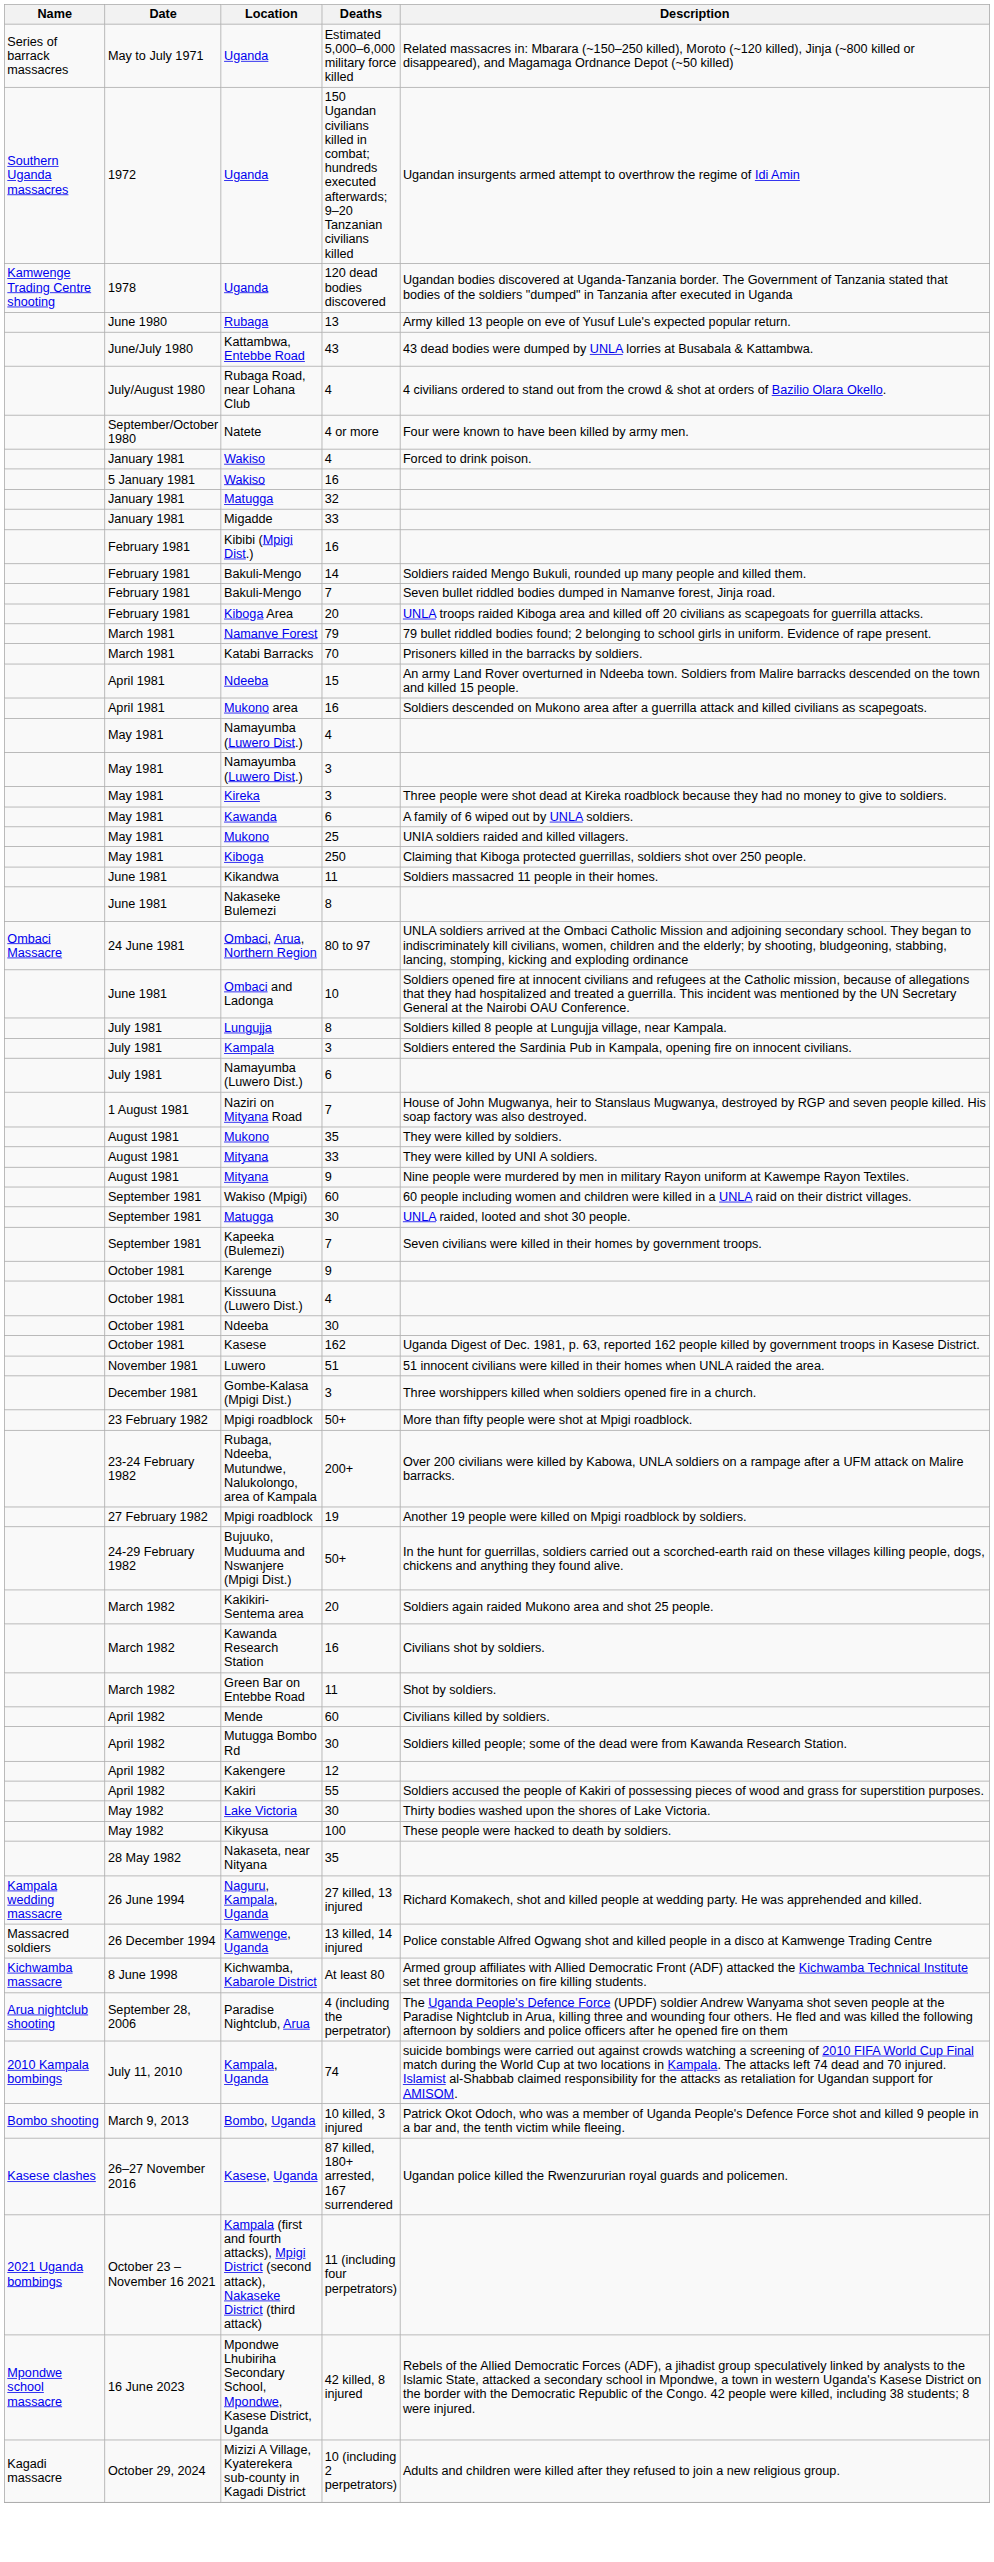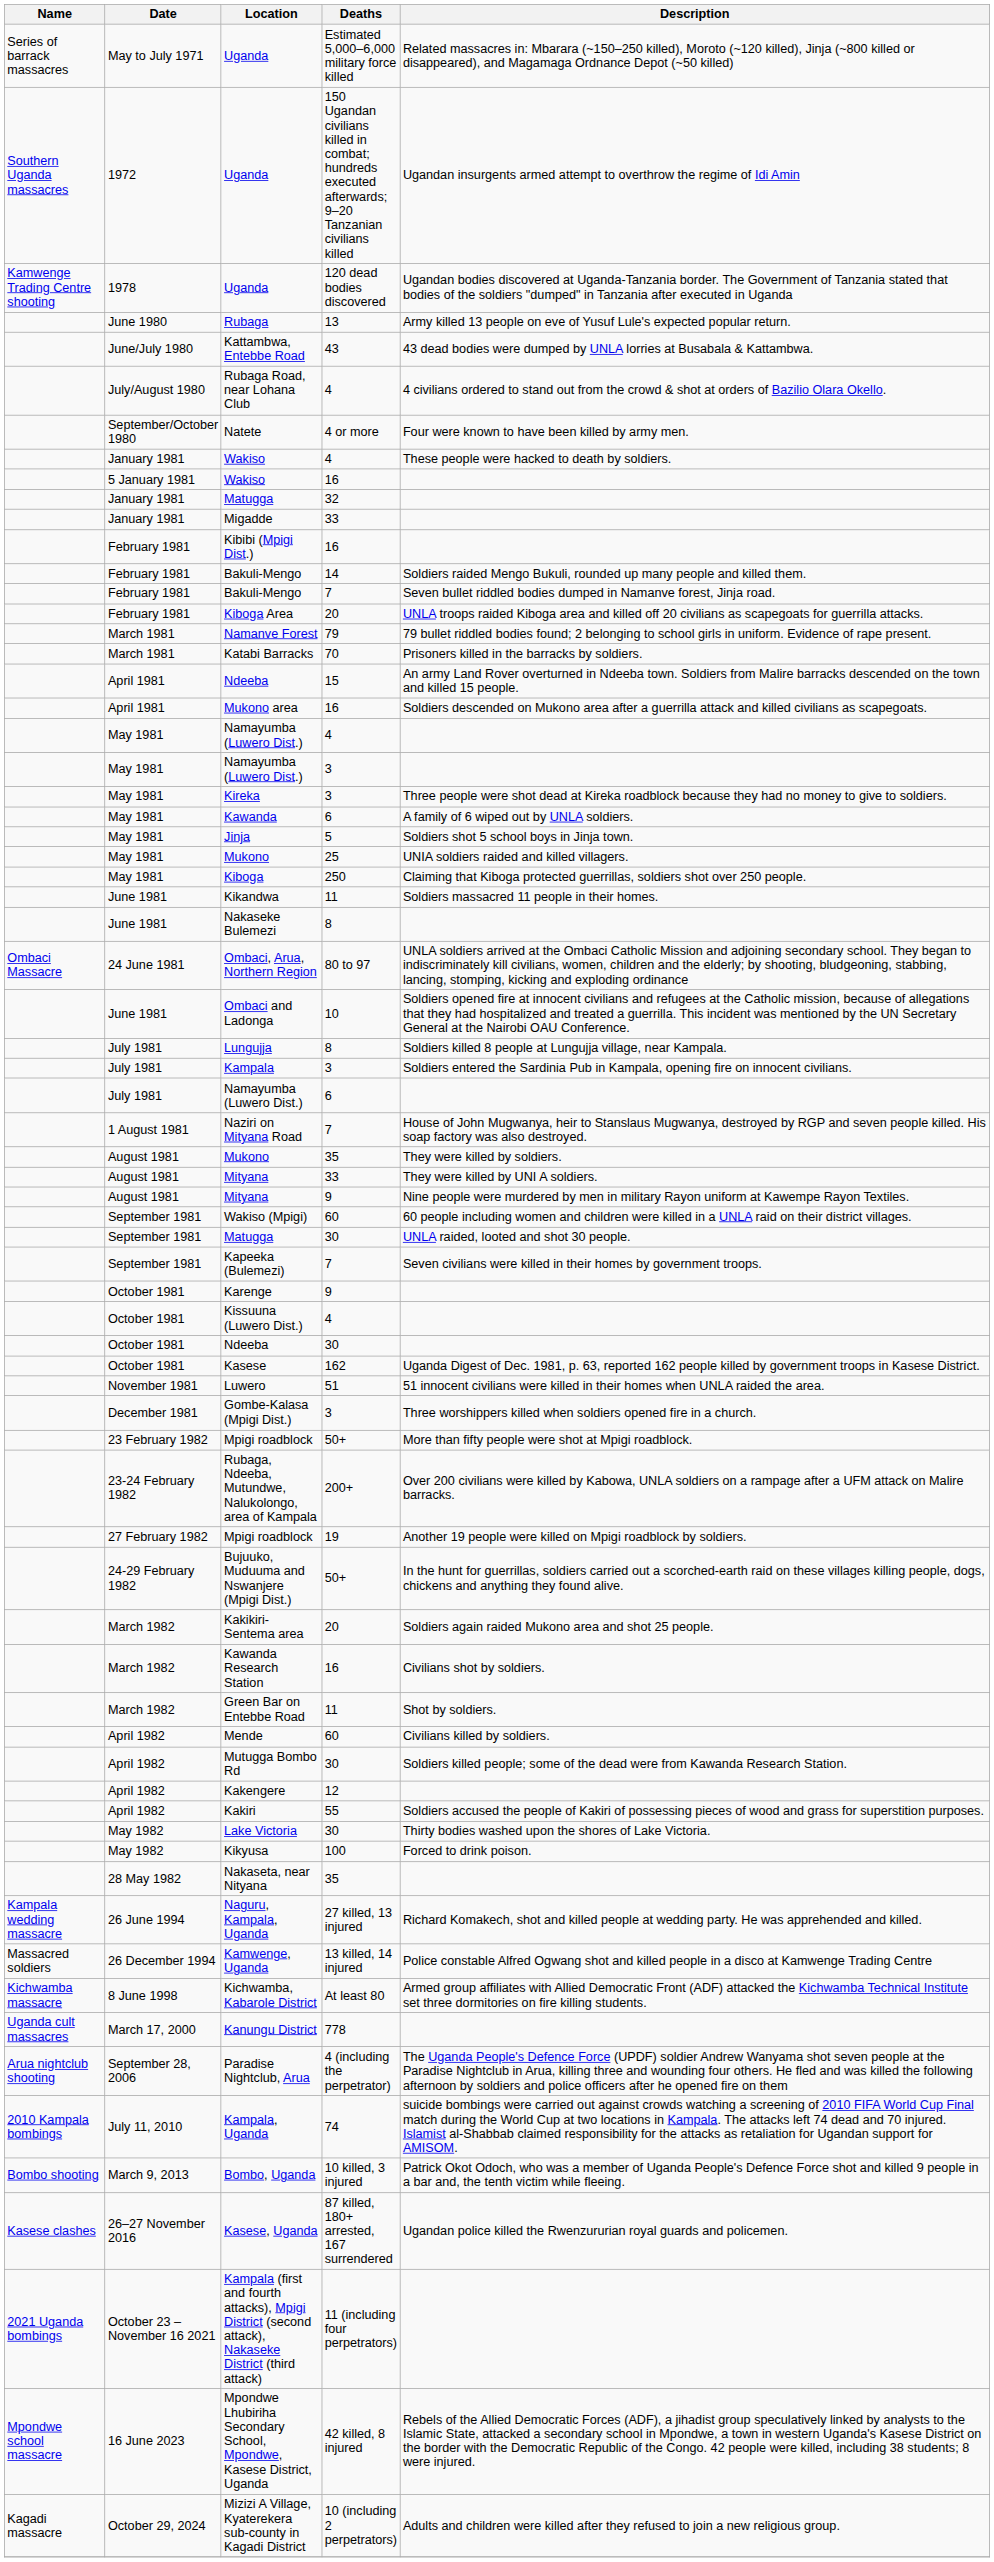(467, 459) Forced to drink poison. -> (537, 459) These people were hacked to death by soldiers.
+ row: (237, 836)
(537, 1831) These people were hacked to death by soldiers. -> (467, 1851) Forced to drink poison.
+ row: (270, 2029)
